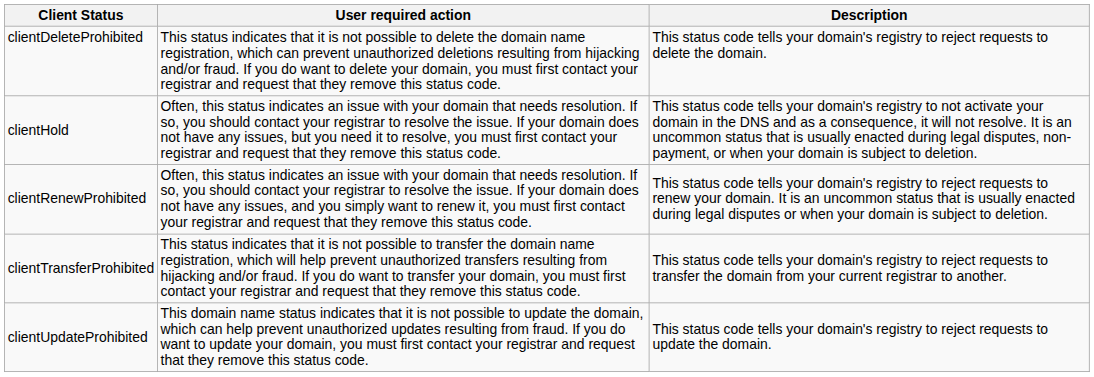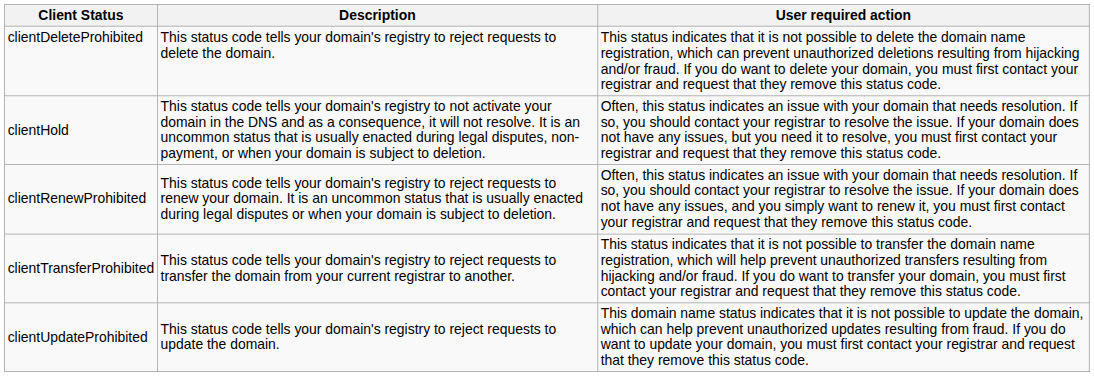columns swapped: (869, 15) <-> (403, 15)
